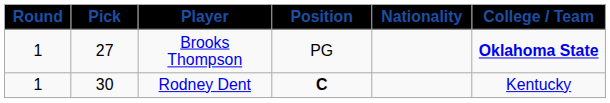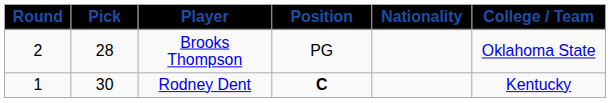(38, 51) 1 -> (38, 51) 2
(105, 51) 27 -> (105, 51) 28
(539, 51) bold -> (539, 51) normal
